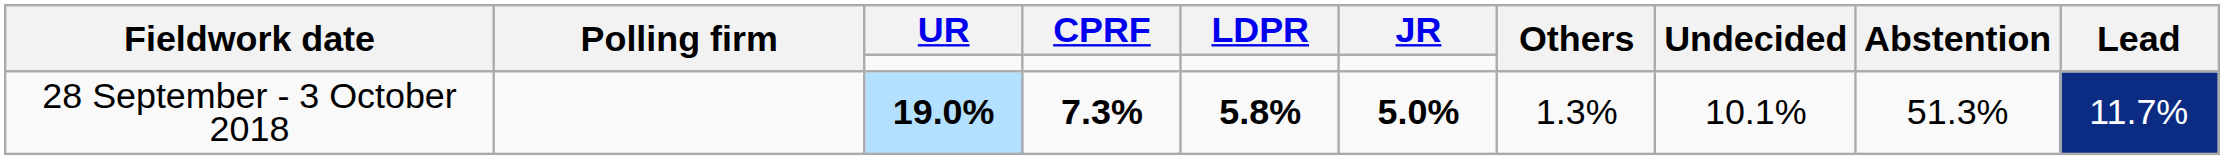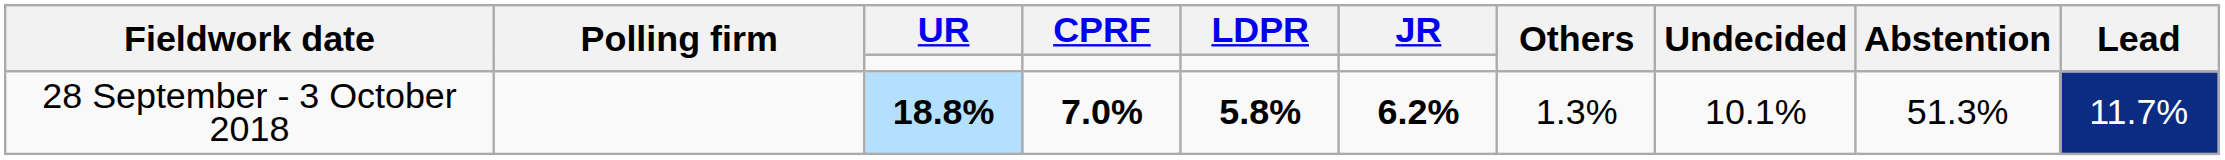(944, 112) 19.0% -> (944, 112) 18.8%
(1102, 112) 7.3% -> (1102, 112) 7.0%
(1418, 112) 5.0% -> (1418, 112) 6.2%
